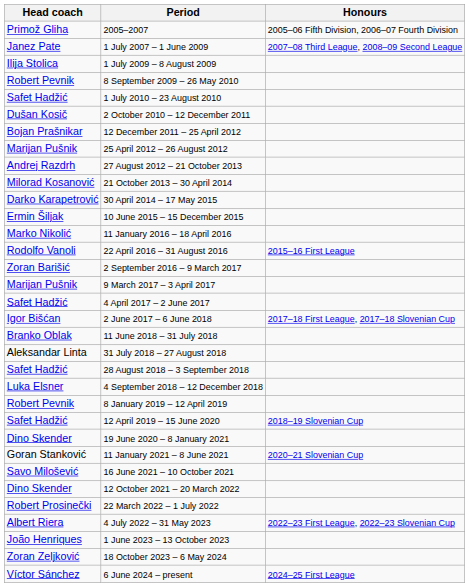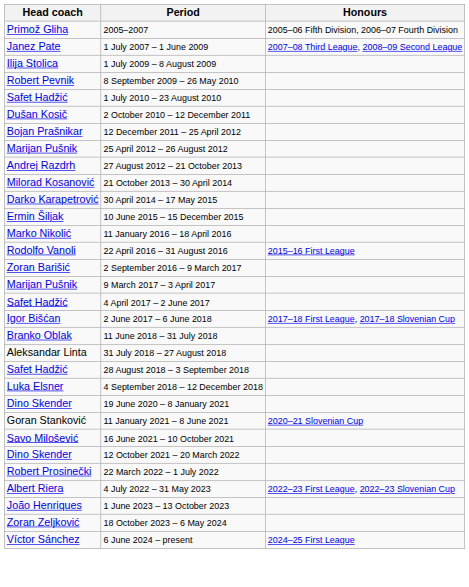- row: (165, 404)
- row: (162, 421)
